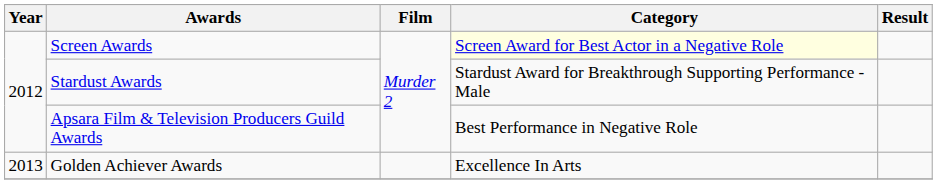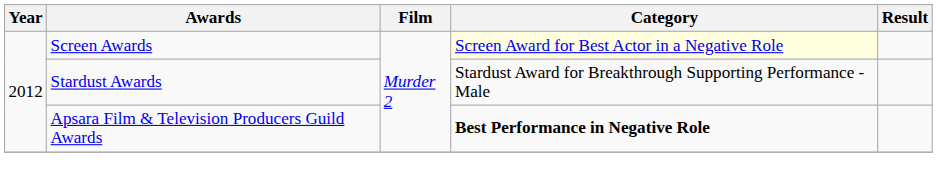(576, 128) normal -> (582, 128) bold
- row: (136, 165)
